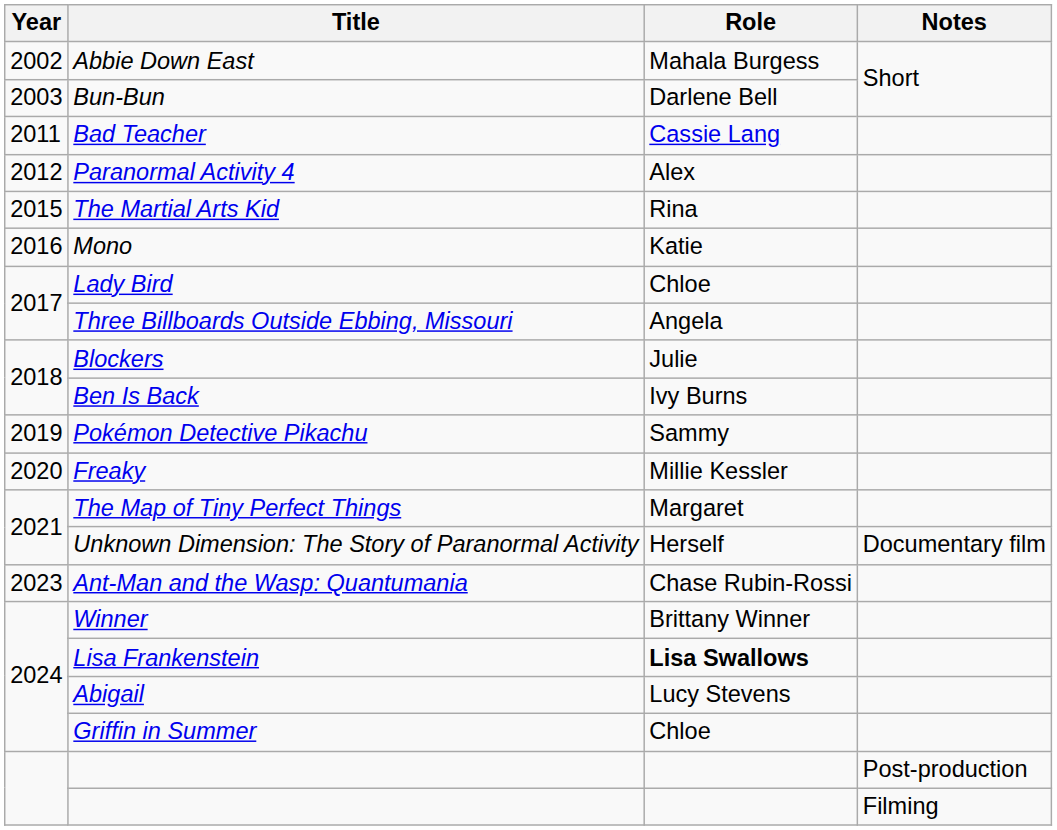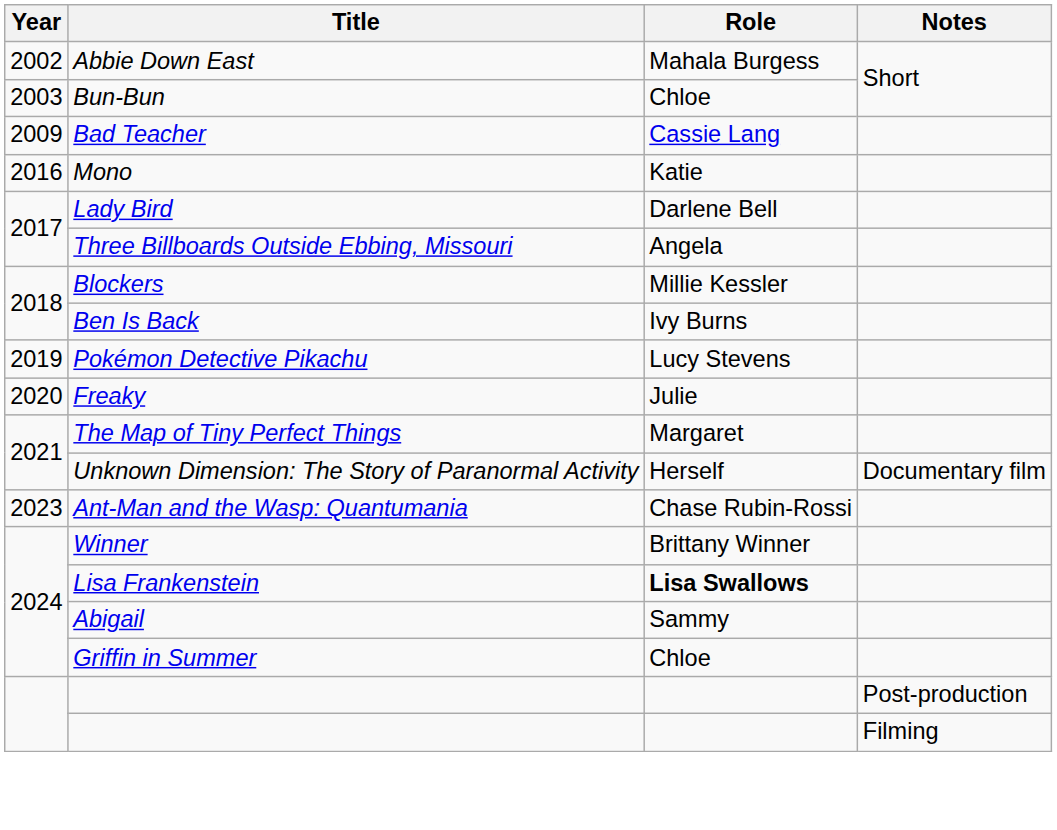(713, 97) Darlene Bell -> (680, 97) Chloe
(35, 135) 2011 -> (36, 135) 2009
- row: (184, 172)
- row: (176, 209)
(680, 284) Chloe -> (713, 209) Darlene Bell
(673, 358) Julie -> (719, 284) Millie Kessler
(689, 433) Sammy -> (720, 358) Lucy Stevens
(719, 470) Millie Kessler -> (673, 396) Julie
(720, 694) Lucy Stevens -> (689, 619) Sammy
